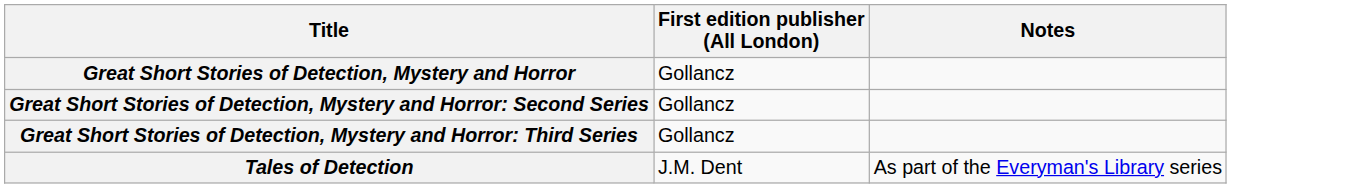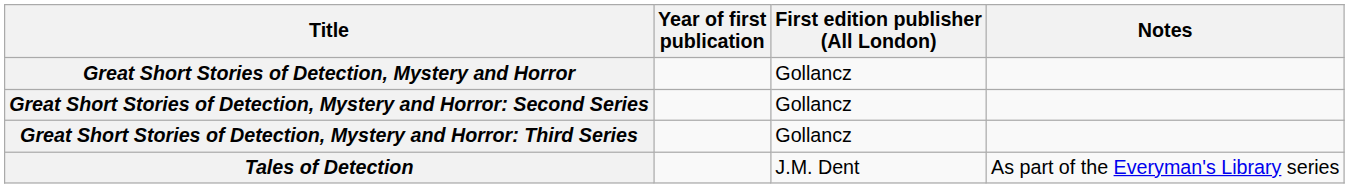+ column: (712, 31)
